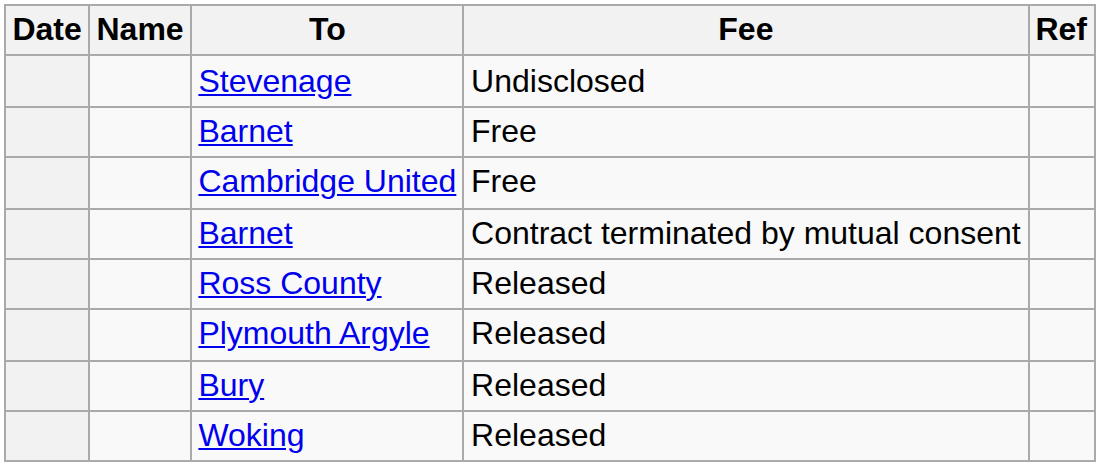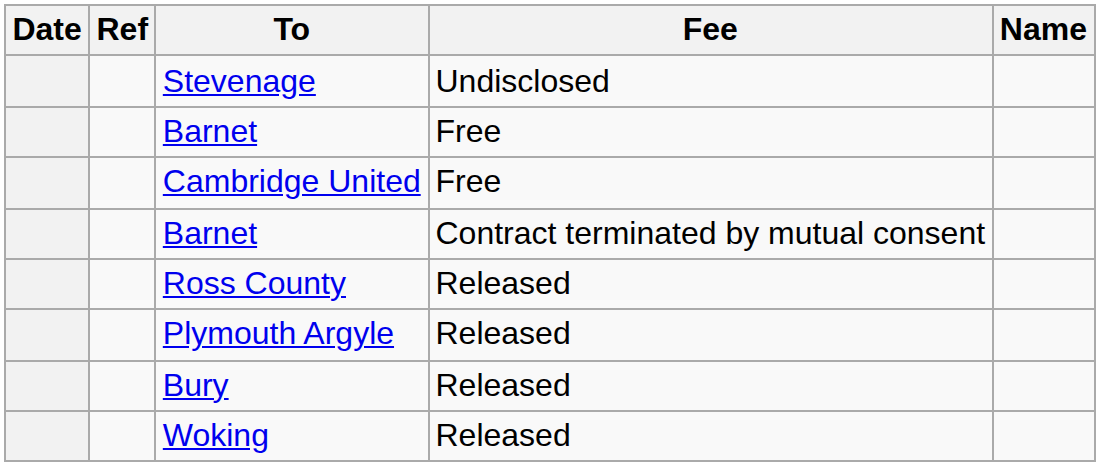columns swapped: (140, 29) <-> (1061, 29)
